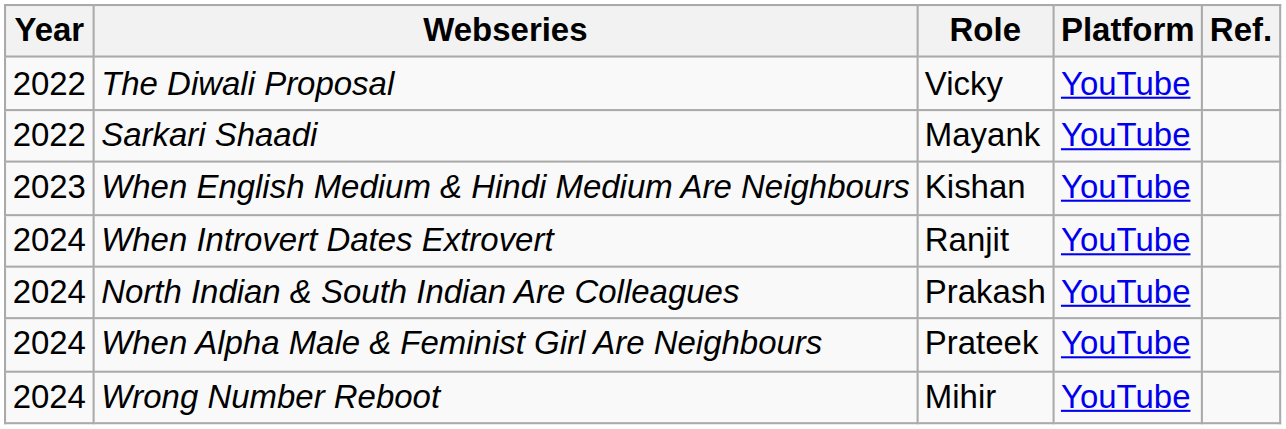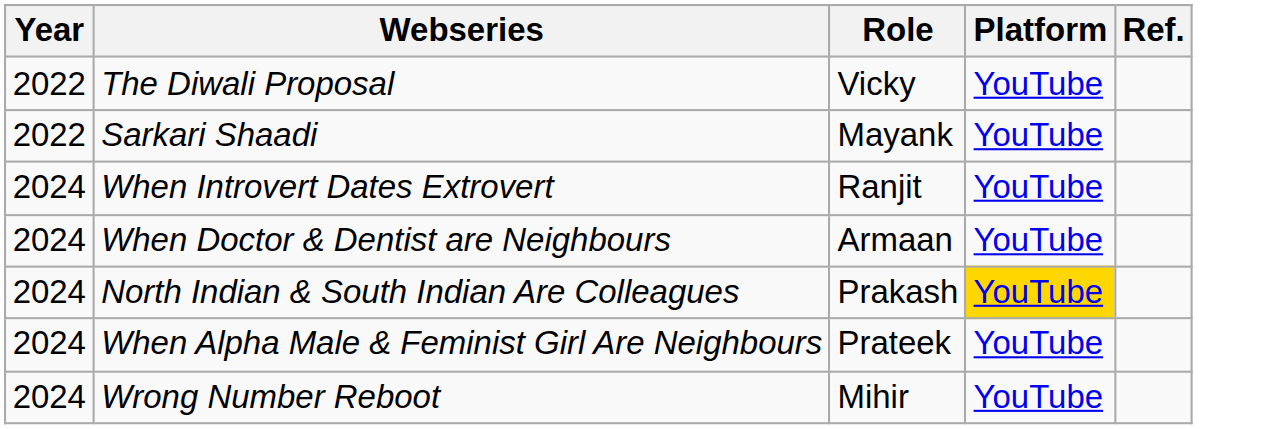- row: (505, 187)
+ row: (386, 239)
(1126, 291) no background -> (1038, 291) gold background
